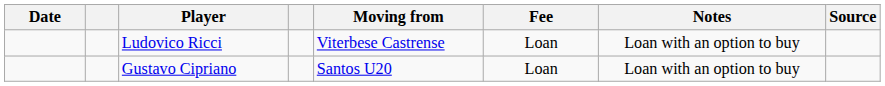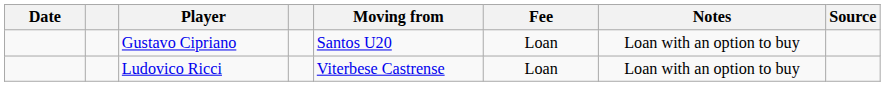rows swapped: (179, 68) <-> (172, 42)
